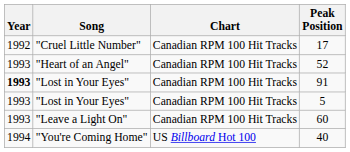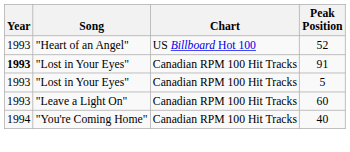- row: (322, 45)
(225, 63) Canadian RPM 100 Hit Tracks -> (204, 45) US Billboard Hot 100
(204, 138) US Billboard Hot 100 -> (225, 119) Canadian RPM 100 Hit Tracks
